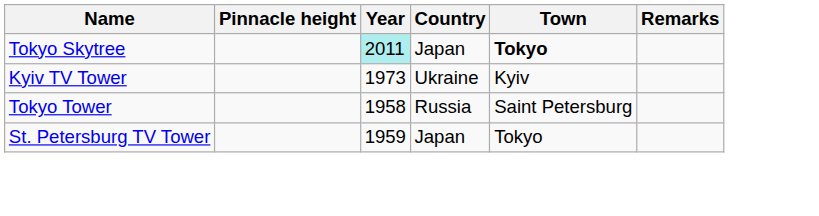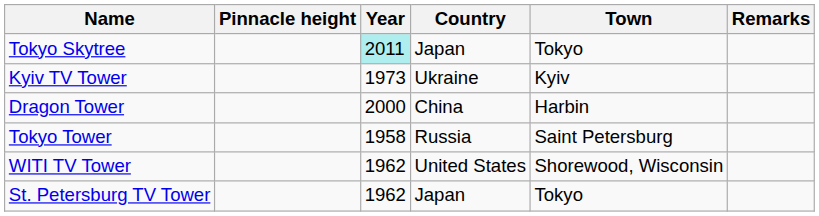(521, 48) bold -> (559, 48) normal
+ row: (66, 107)
+ row: (70, 166)
(385, 136) 1959 -> (385, 195) 1962
